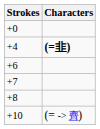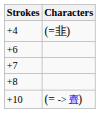- row: (12, 28)
(57, 47) bold -> (57, 31) normal
